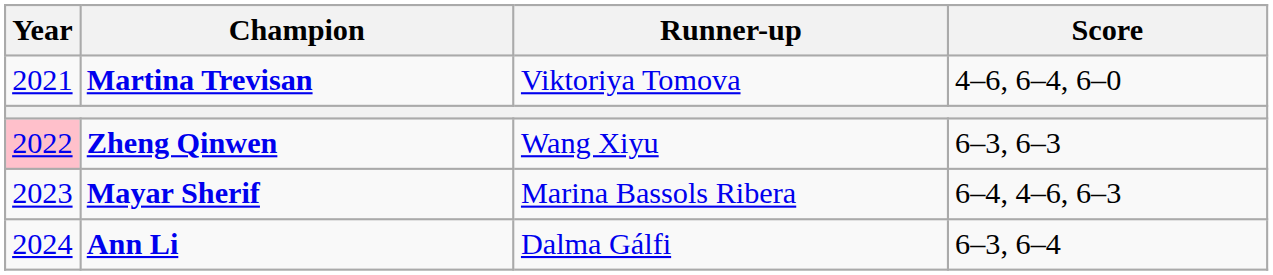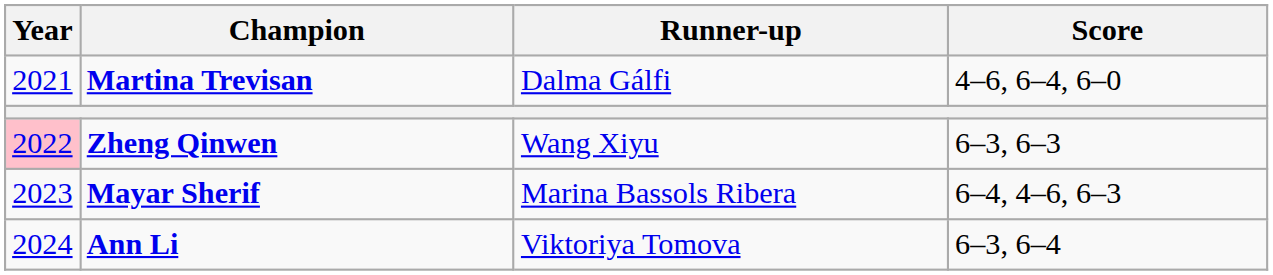(631, 79) Viktoriya Tomova -> (596, 79) Dalma Gálfi
(596, 243) Dalma Gálfi -> (631, 243) Viktoriya Tomova
